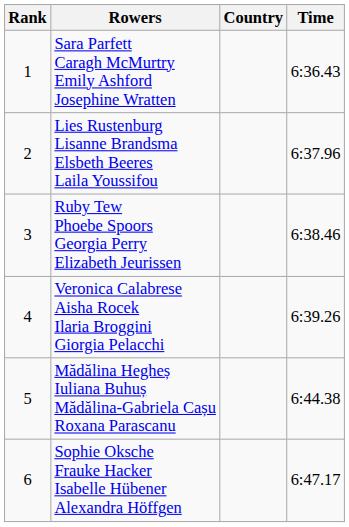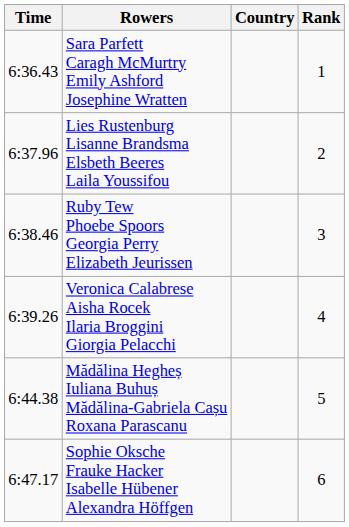columns swapped: (28, 17) <-> (316, 17)
